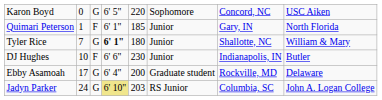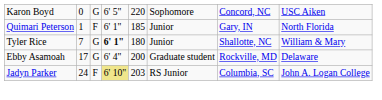- row: (28, 57)
(96, 88) G -> (95, 73) F
